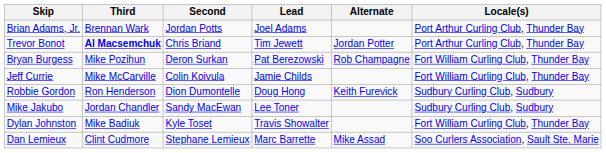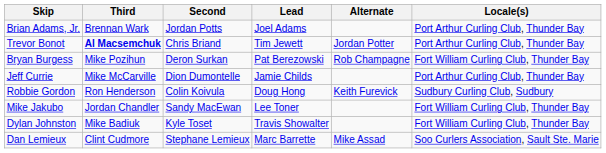(195, 76) Colin Koivula -> (203, 76) Dion Dumontelle
(502, 76) Fort William Curling Club, Thunder Bay -> (499, 76) Port Arthur Curling Club, Thunder Bay
(203, 92) Dion Dumontelle -> (195, 92) Colin Koivula
(484, 108) Sudbury Curling Club, Sudbury -> (502, 108) Fort William Curling Club, Thunder Bay
